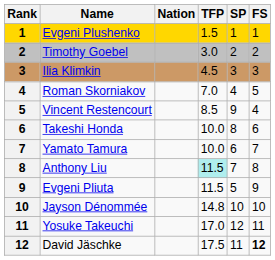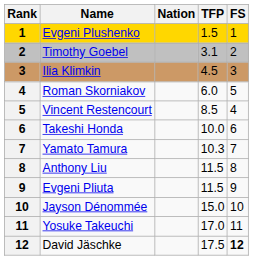- column: (238, 14)
(209, 52) 3.0 -> (209, 52) 3.1
(209, 91) 7.0 -> (209, 91) 6.0
(213, 149) 10.0 -> (213, 149) 10.3
(212, 168) paleturquoise background -> (212, 168) no background
(213, 206) 14.8 -> (213, 206) 15.0
